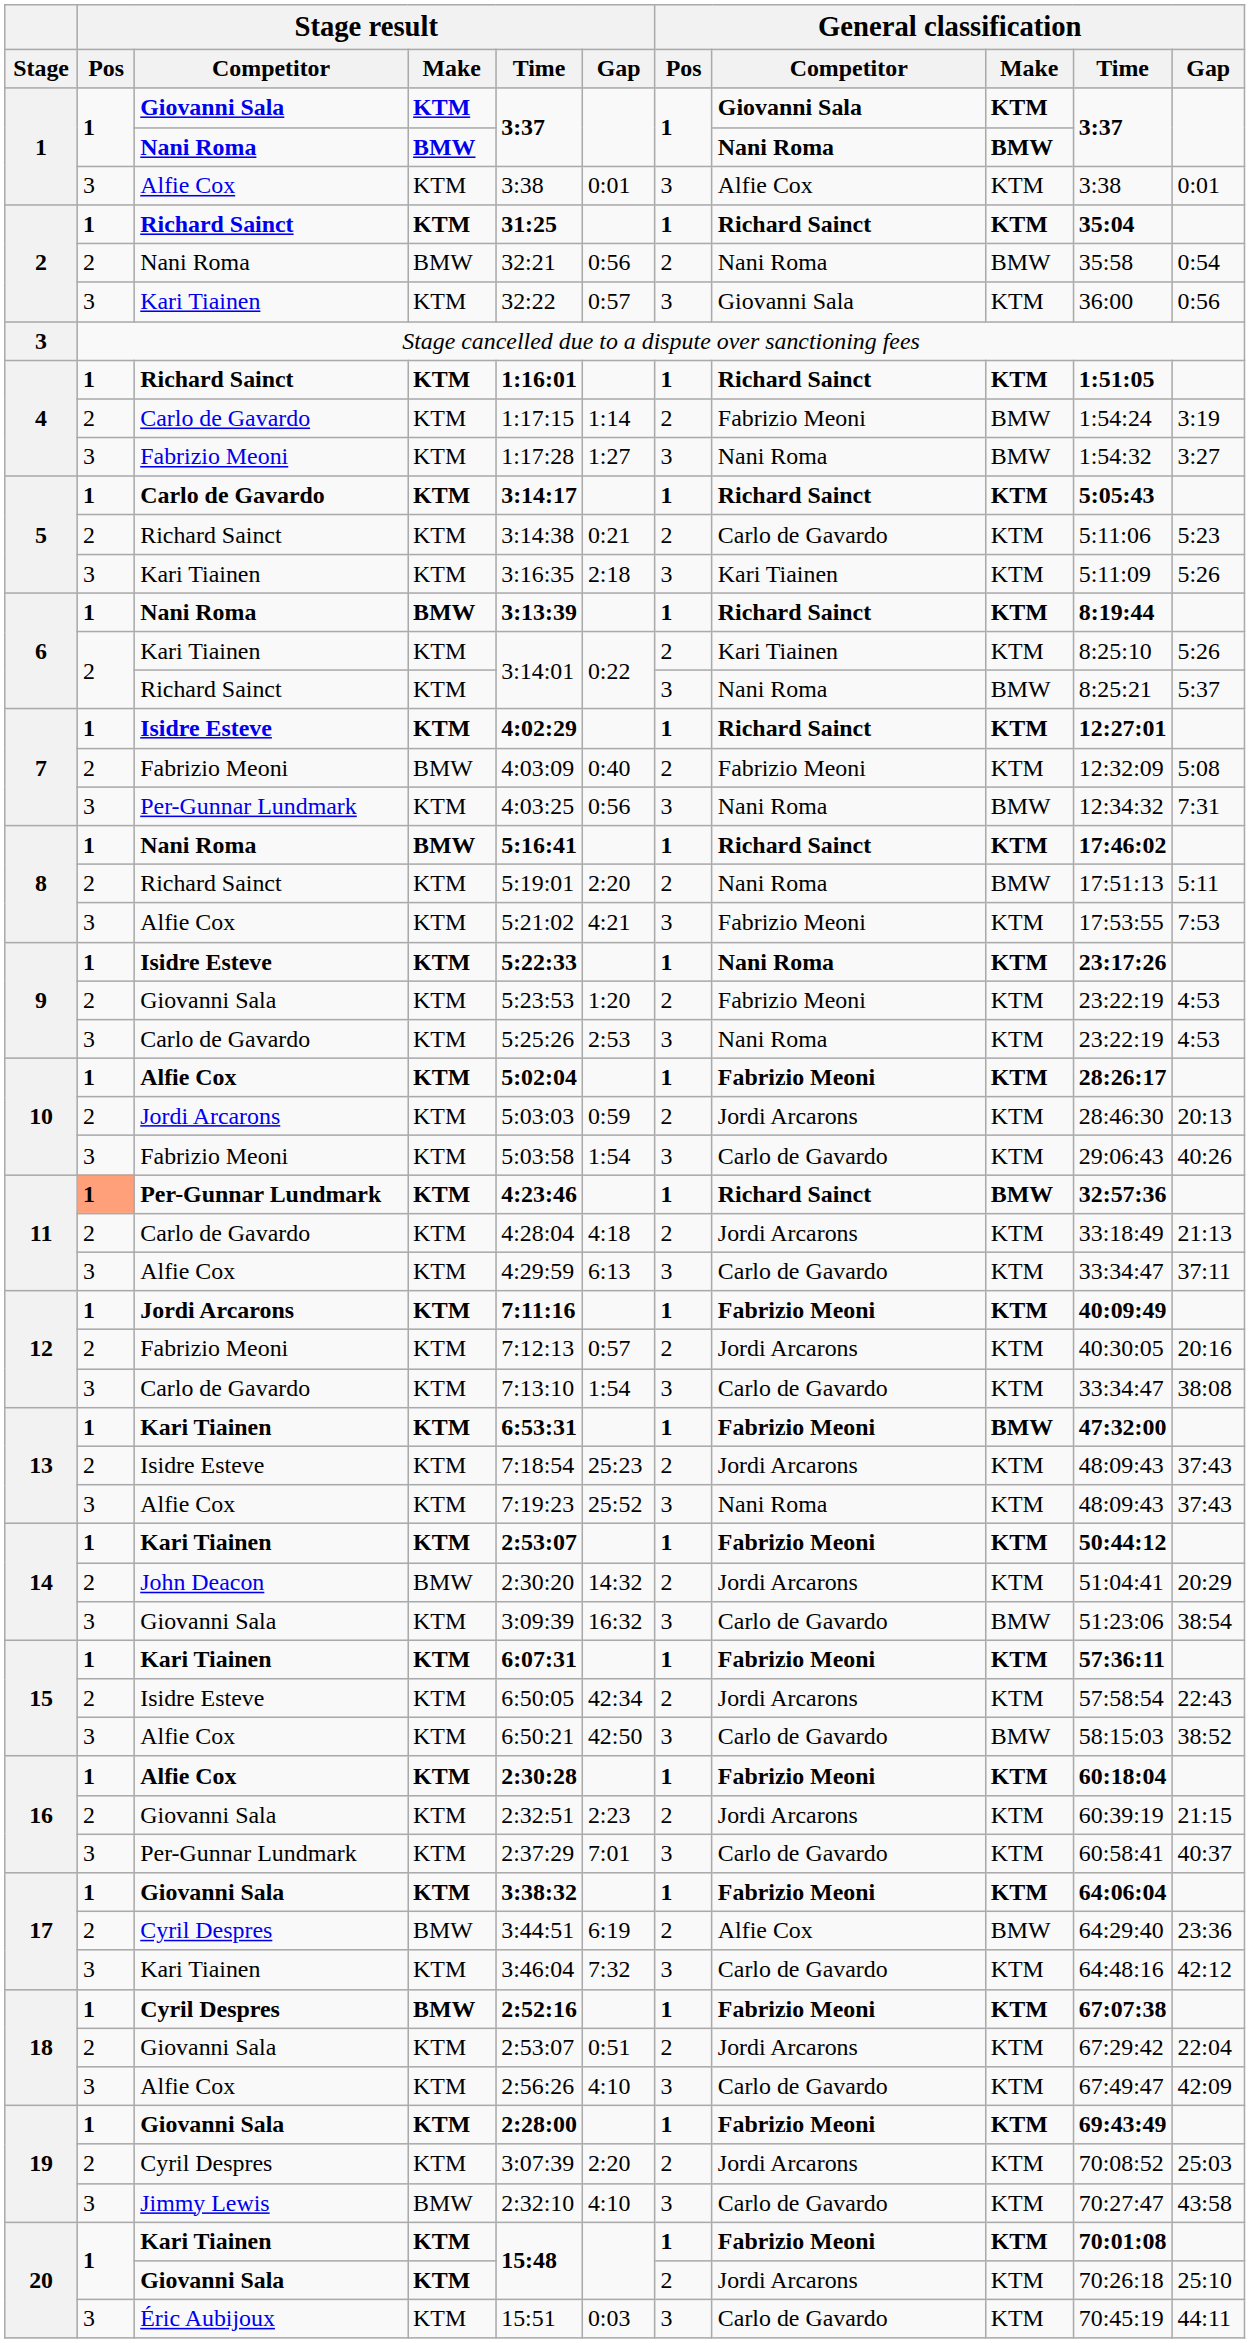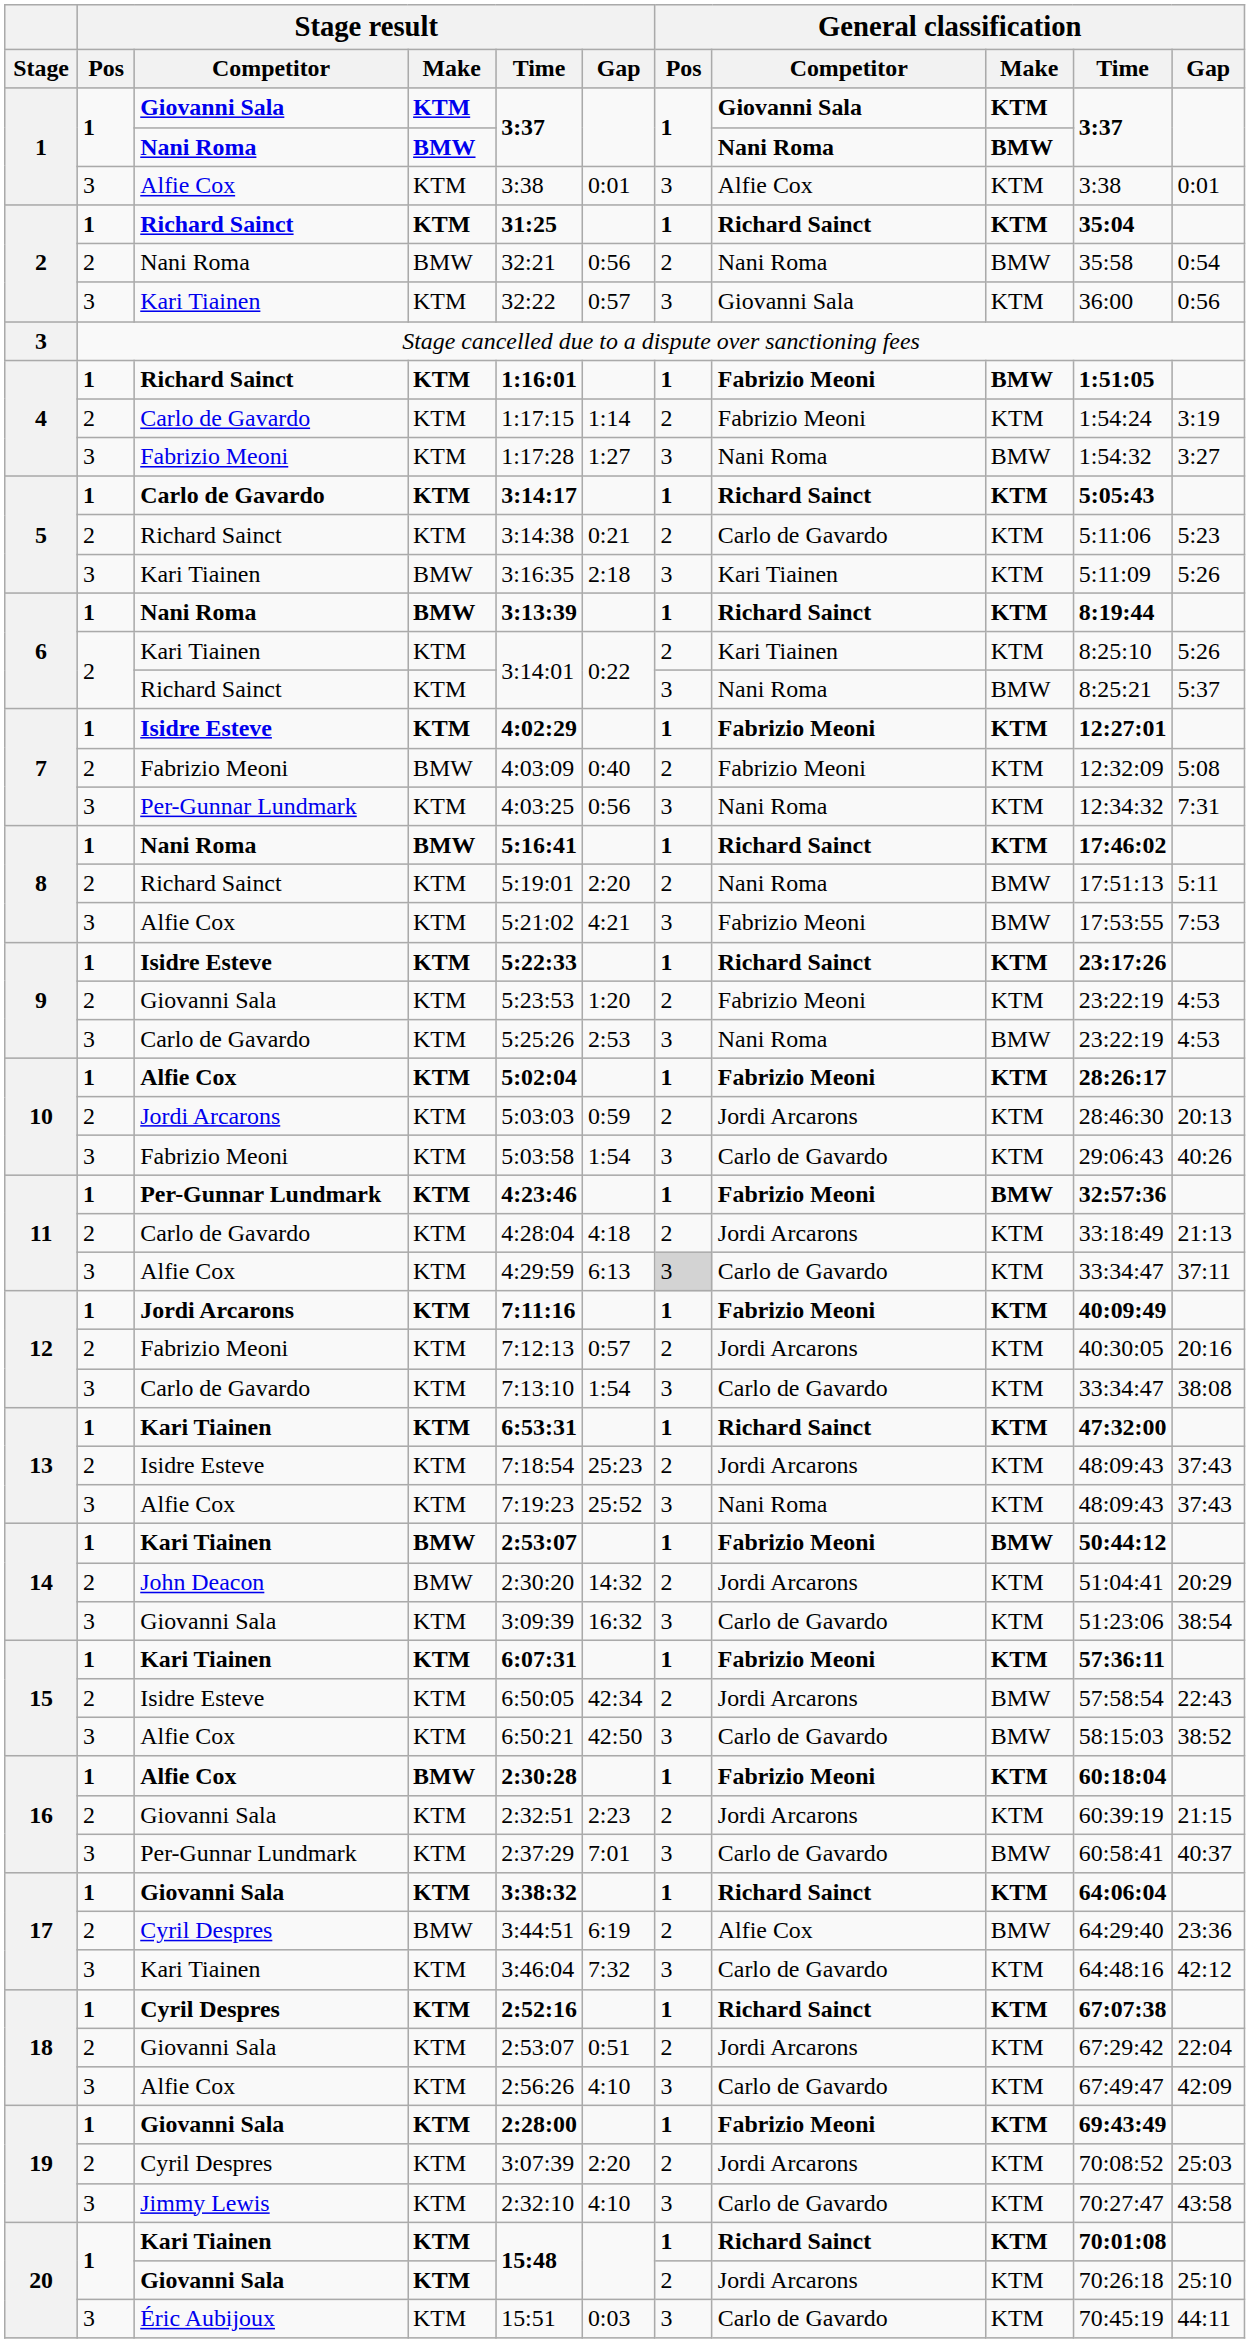(795, 378) Richard Sainct -> (796, 378) Fabrizio Meoni
(1019, 378) KTM -> (1022, 378) BMW
(1021, 417) BMW -> (1017, 417) KTM
(440, 572) KTM -> (443, 572) BMW
(795, 727) Richard Sainct -> (796, 727) Fabrizio Meoni
(1021, 805) BMW -> (1017, 805) KTM
(1017, 921) KTM -> (1021, 921) BMW
(776, 960) Nani Roma -> (795, 960) Richard Sainct
(1017, 1038) KTM -> (1021, 1038) BMW
(89, 1193) lightsalmon background -> (89, 1193) no background
(795, 1193) Richard Sainct -> (796, 1193) Fabrizio Meoni
(667, 1270) no background -> (667, 1270) lightgrey background
(796, 1425) Fabrizio Meoni -> (795, 1425) Richard Sainct
(1022, 1425) BMW -> (1019, 1425) KTM
(442, 1542) KTM -> (444, 1542) BMW
(1019, 1542) KTM -> (1022, 1542) BMW
(1021, 1619) BMW -> (1017, 1619) KTM
(1017, 1697) KTM -> (1021, 1697) BMW
(442, 1775) KTM -> (444, 1775) BMW
(1017, 1852) KTM -> (1021, 1852) BMW
(796, 1891) Fabrizio Meoni -> (795, 1891) Richard Sainct
(444, 2007) BMW -> (442, 2007) KTM
(796, 2007) Fabrizio Meoni -> (795, 2007) Richard Sainct
(443, 2201) BMW -> (440, 2201) KTM
(796, 2240) Fabrizio Meoni -> (795, 2240) Richard Sainct
